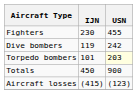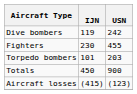rows swapped: (25, 32) <-> (34, 45)
(115, 58) lightyellow background -> (115, 58) no background
